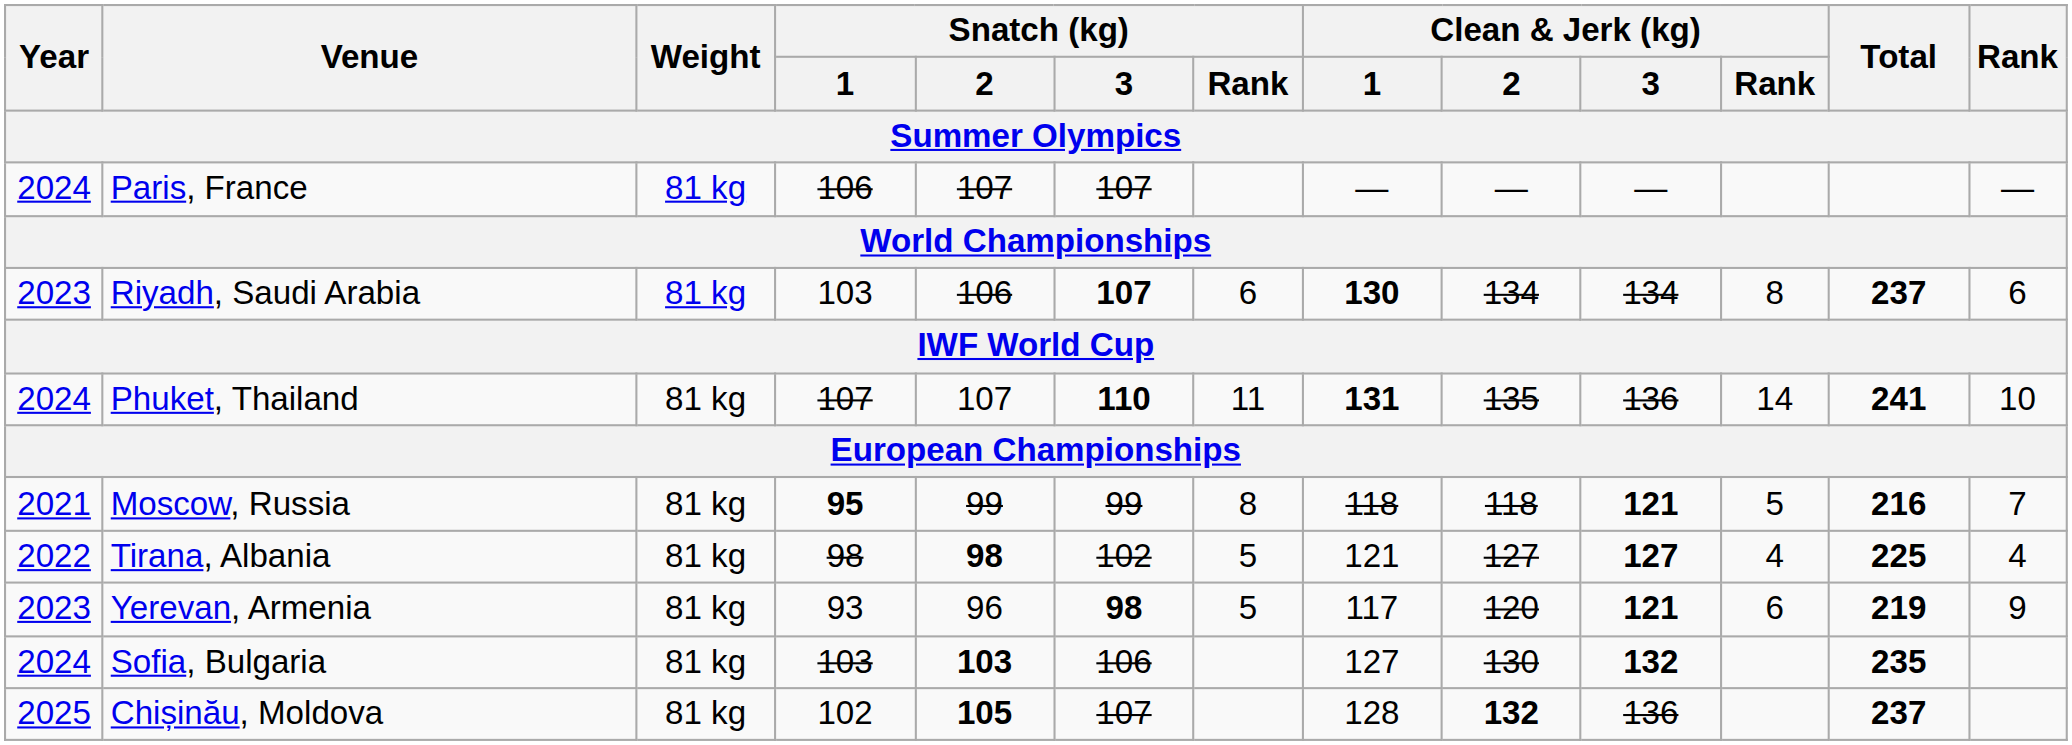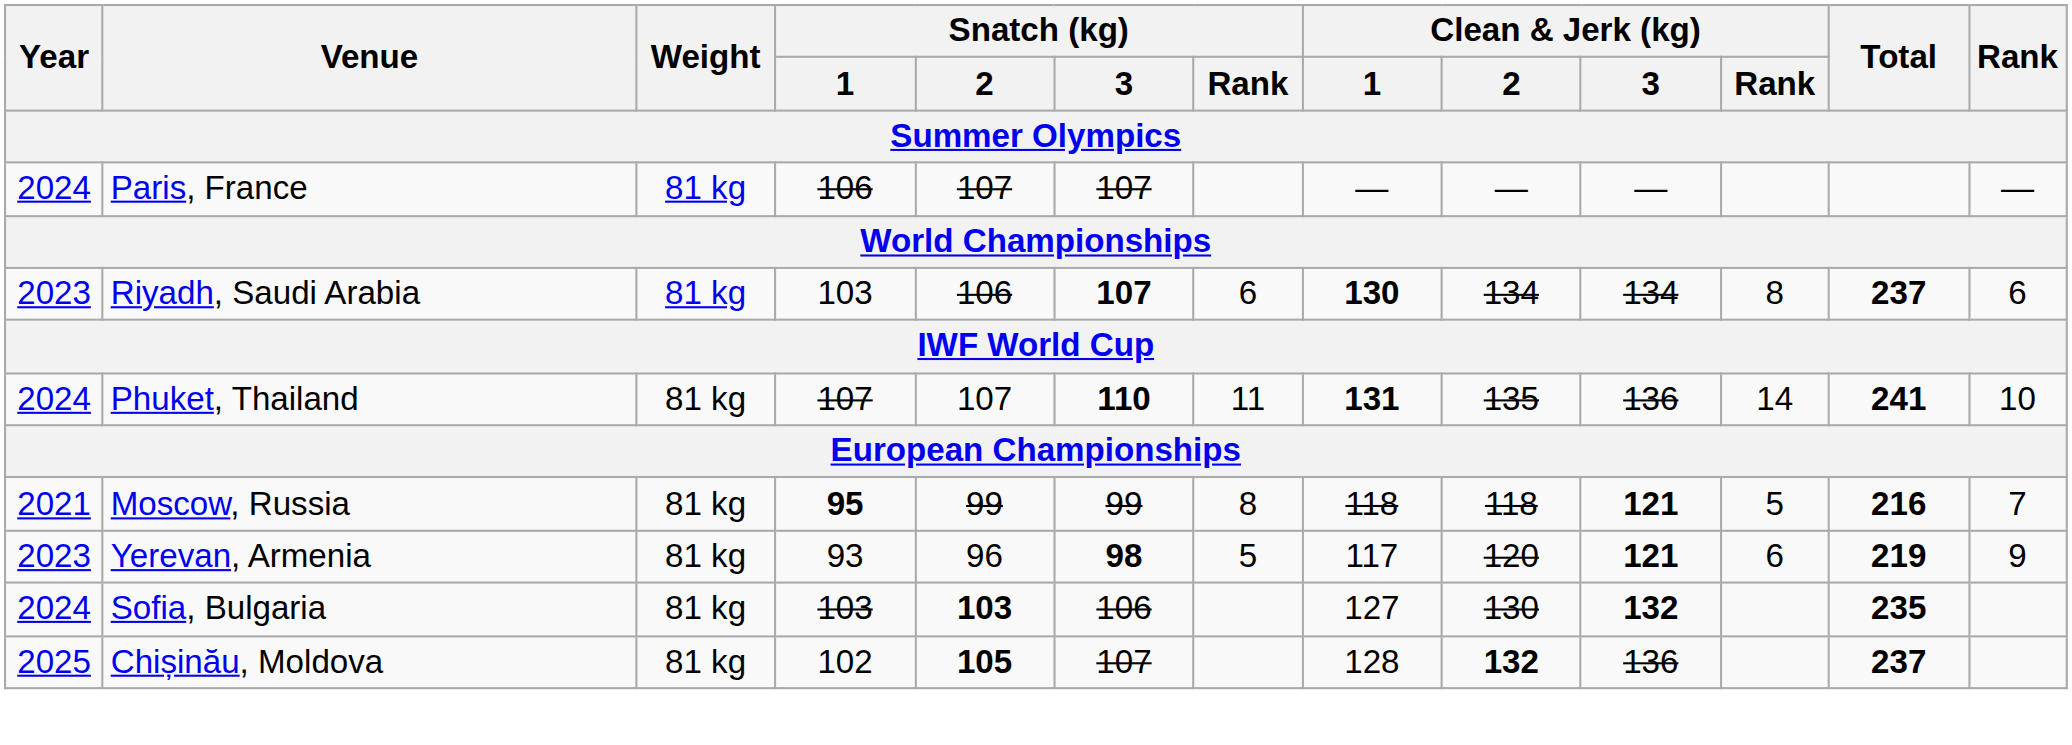- row: (221, 556)
